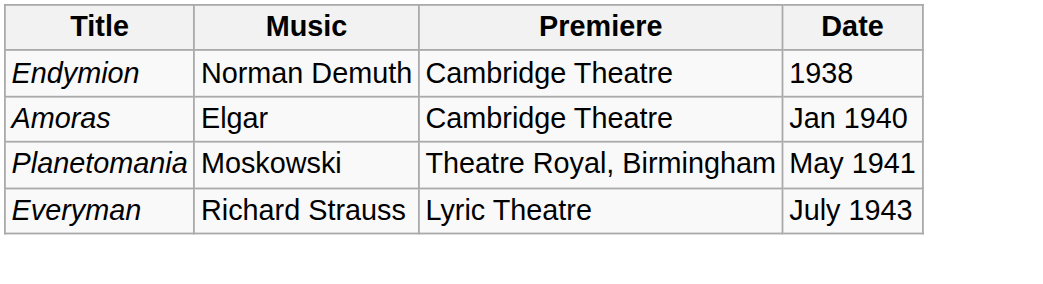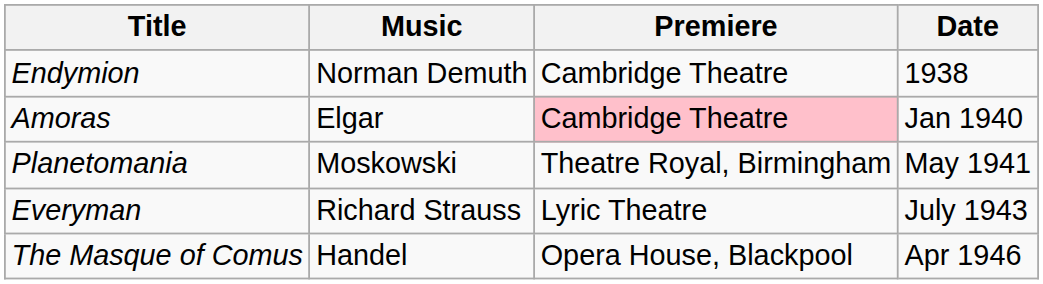(549, 118) no background -> (665, 118) pink background
+ row: (157, 255)
